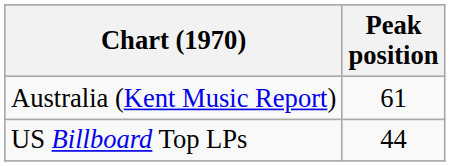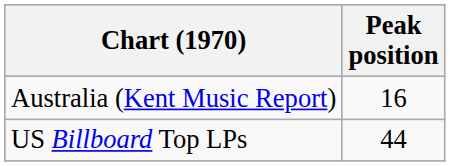(394, 97) 61 -> (394, 97) 16
